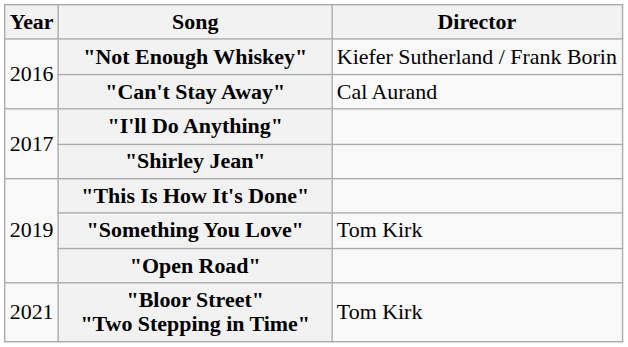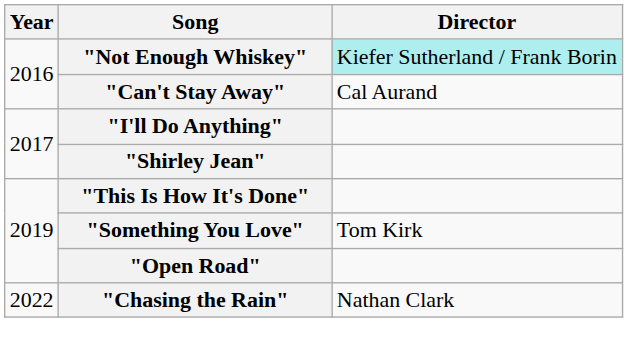(477, 56) no background -> (477, 56) paleturquoise background
- row: (195, 312)
+ row: (195, 299)
